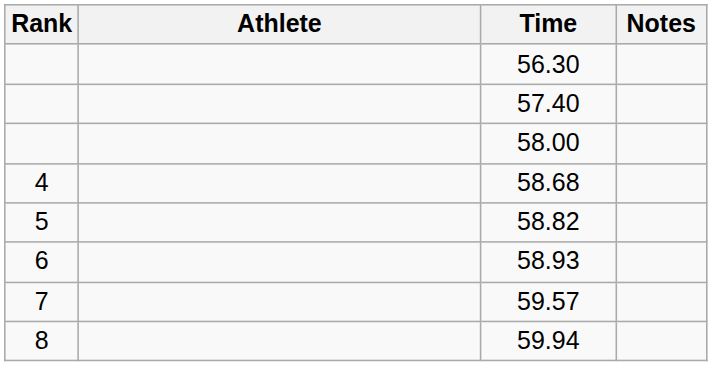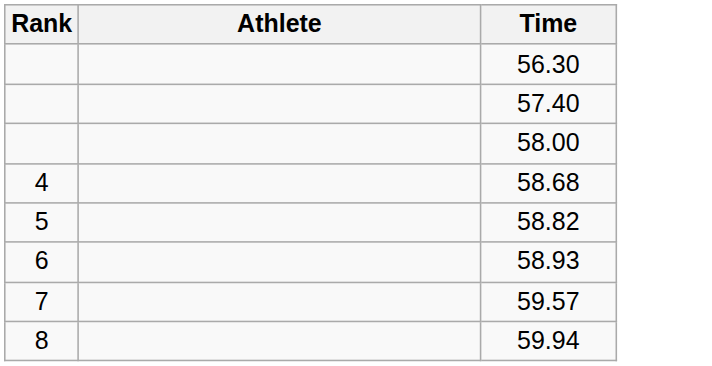- column: (661, 24)
